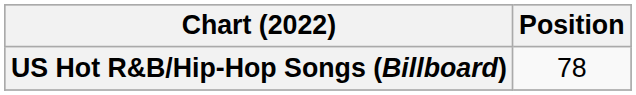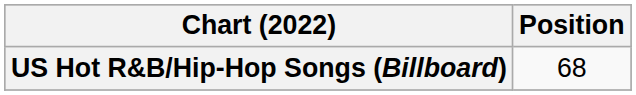(572, 68) 78 -> (572, 68) 68
